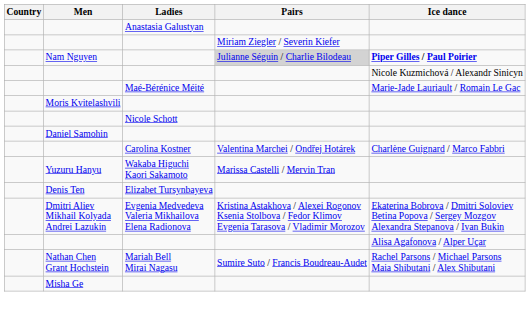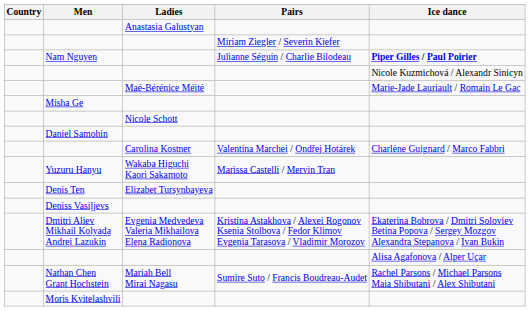(284, 57) lightgrey background -> (284, 57) no background
rows swapped: (83, 103) <-> (64, 283)
+ row: (77, 205)
